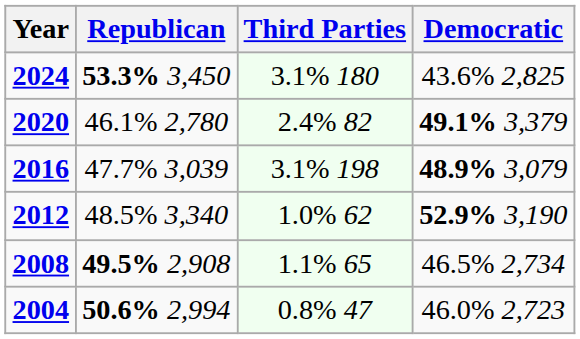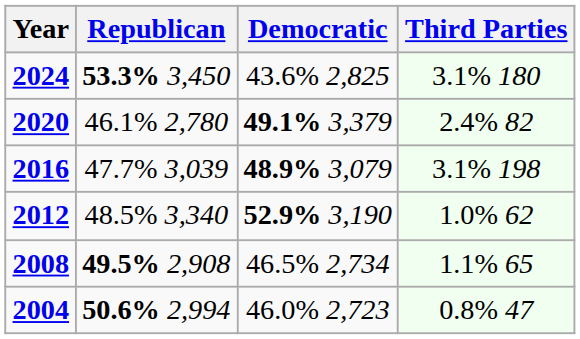columns swapped: (493, 29) <-> (325, 29)
